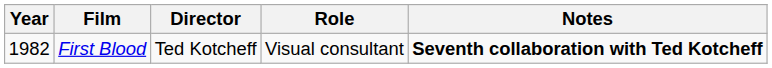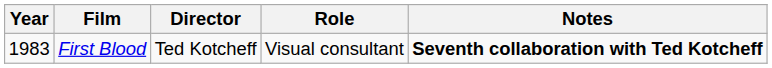(29, 48) 1982 -> (29, 48) 1983
